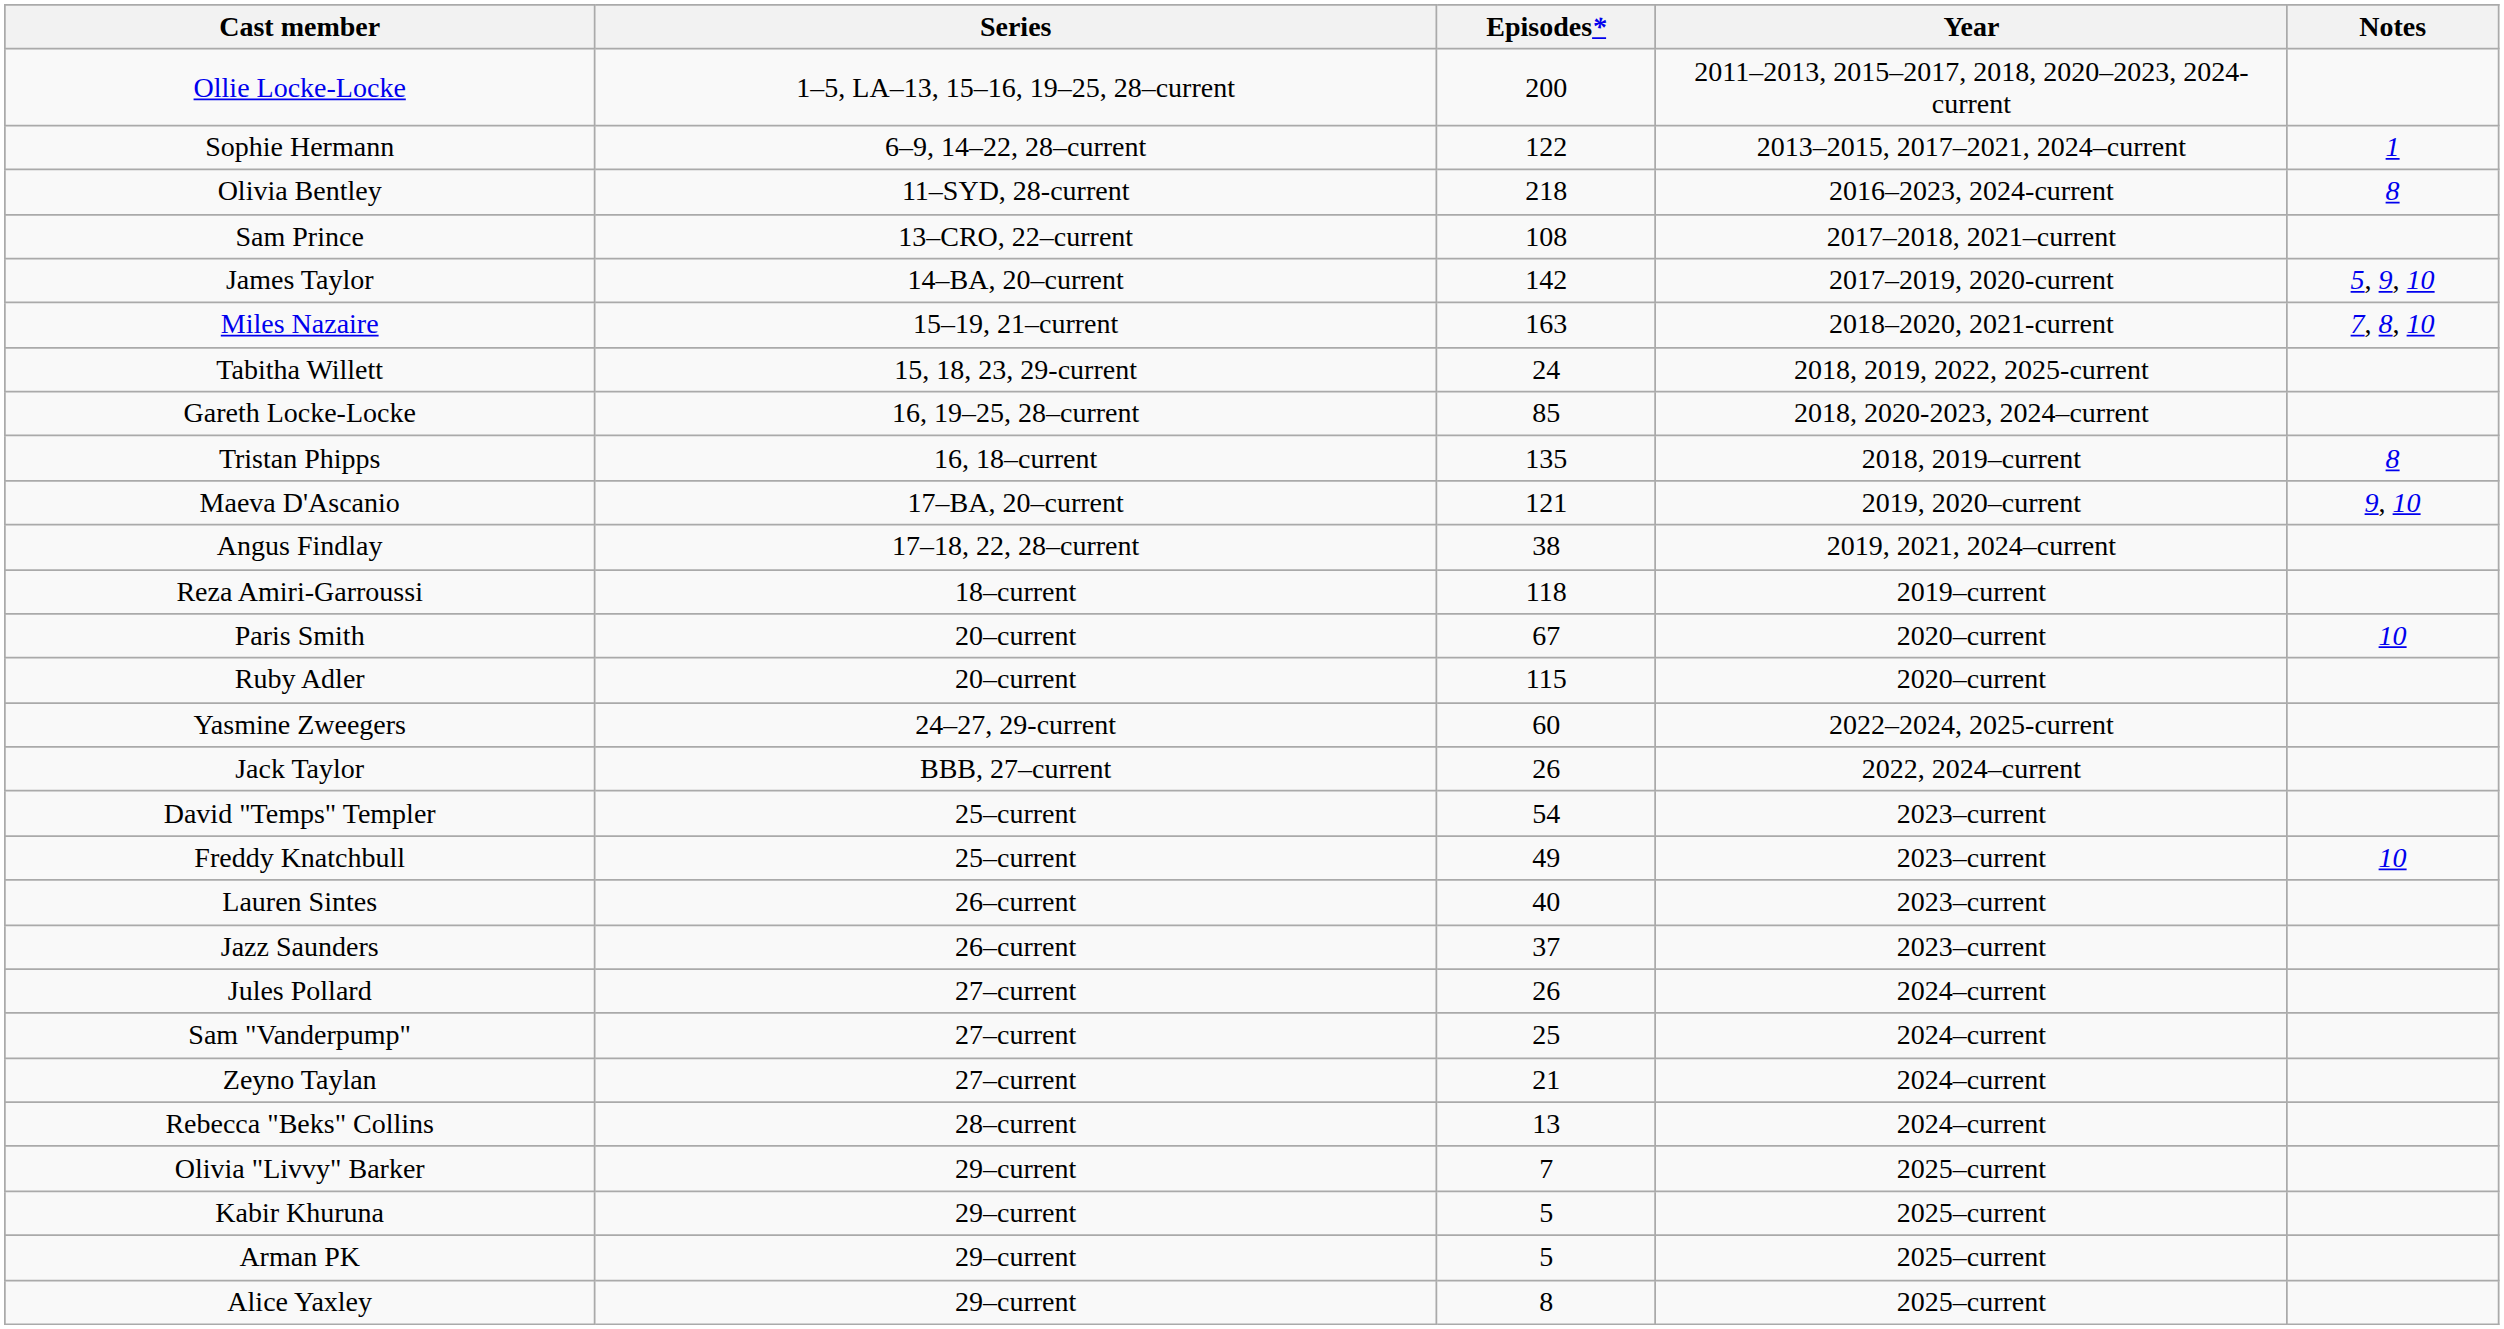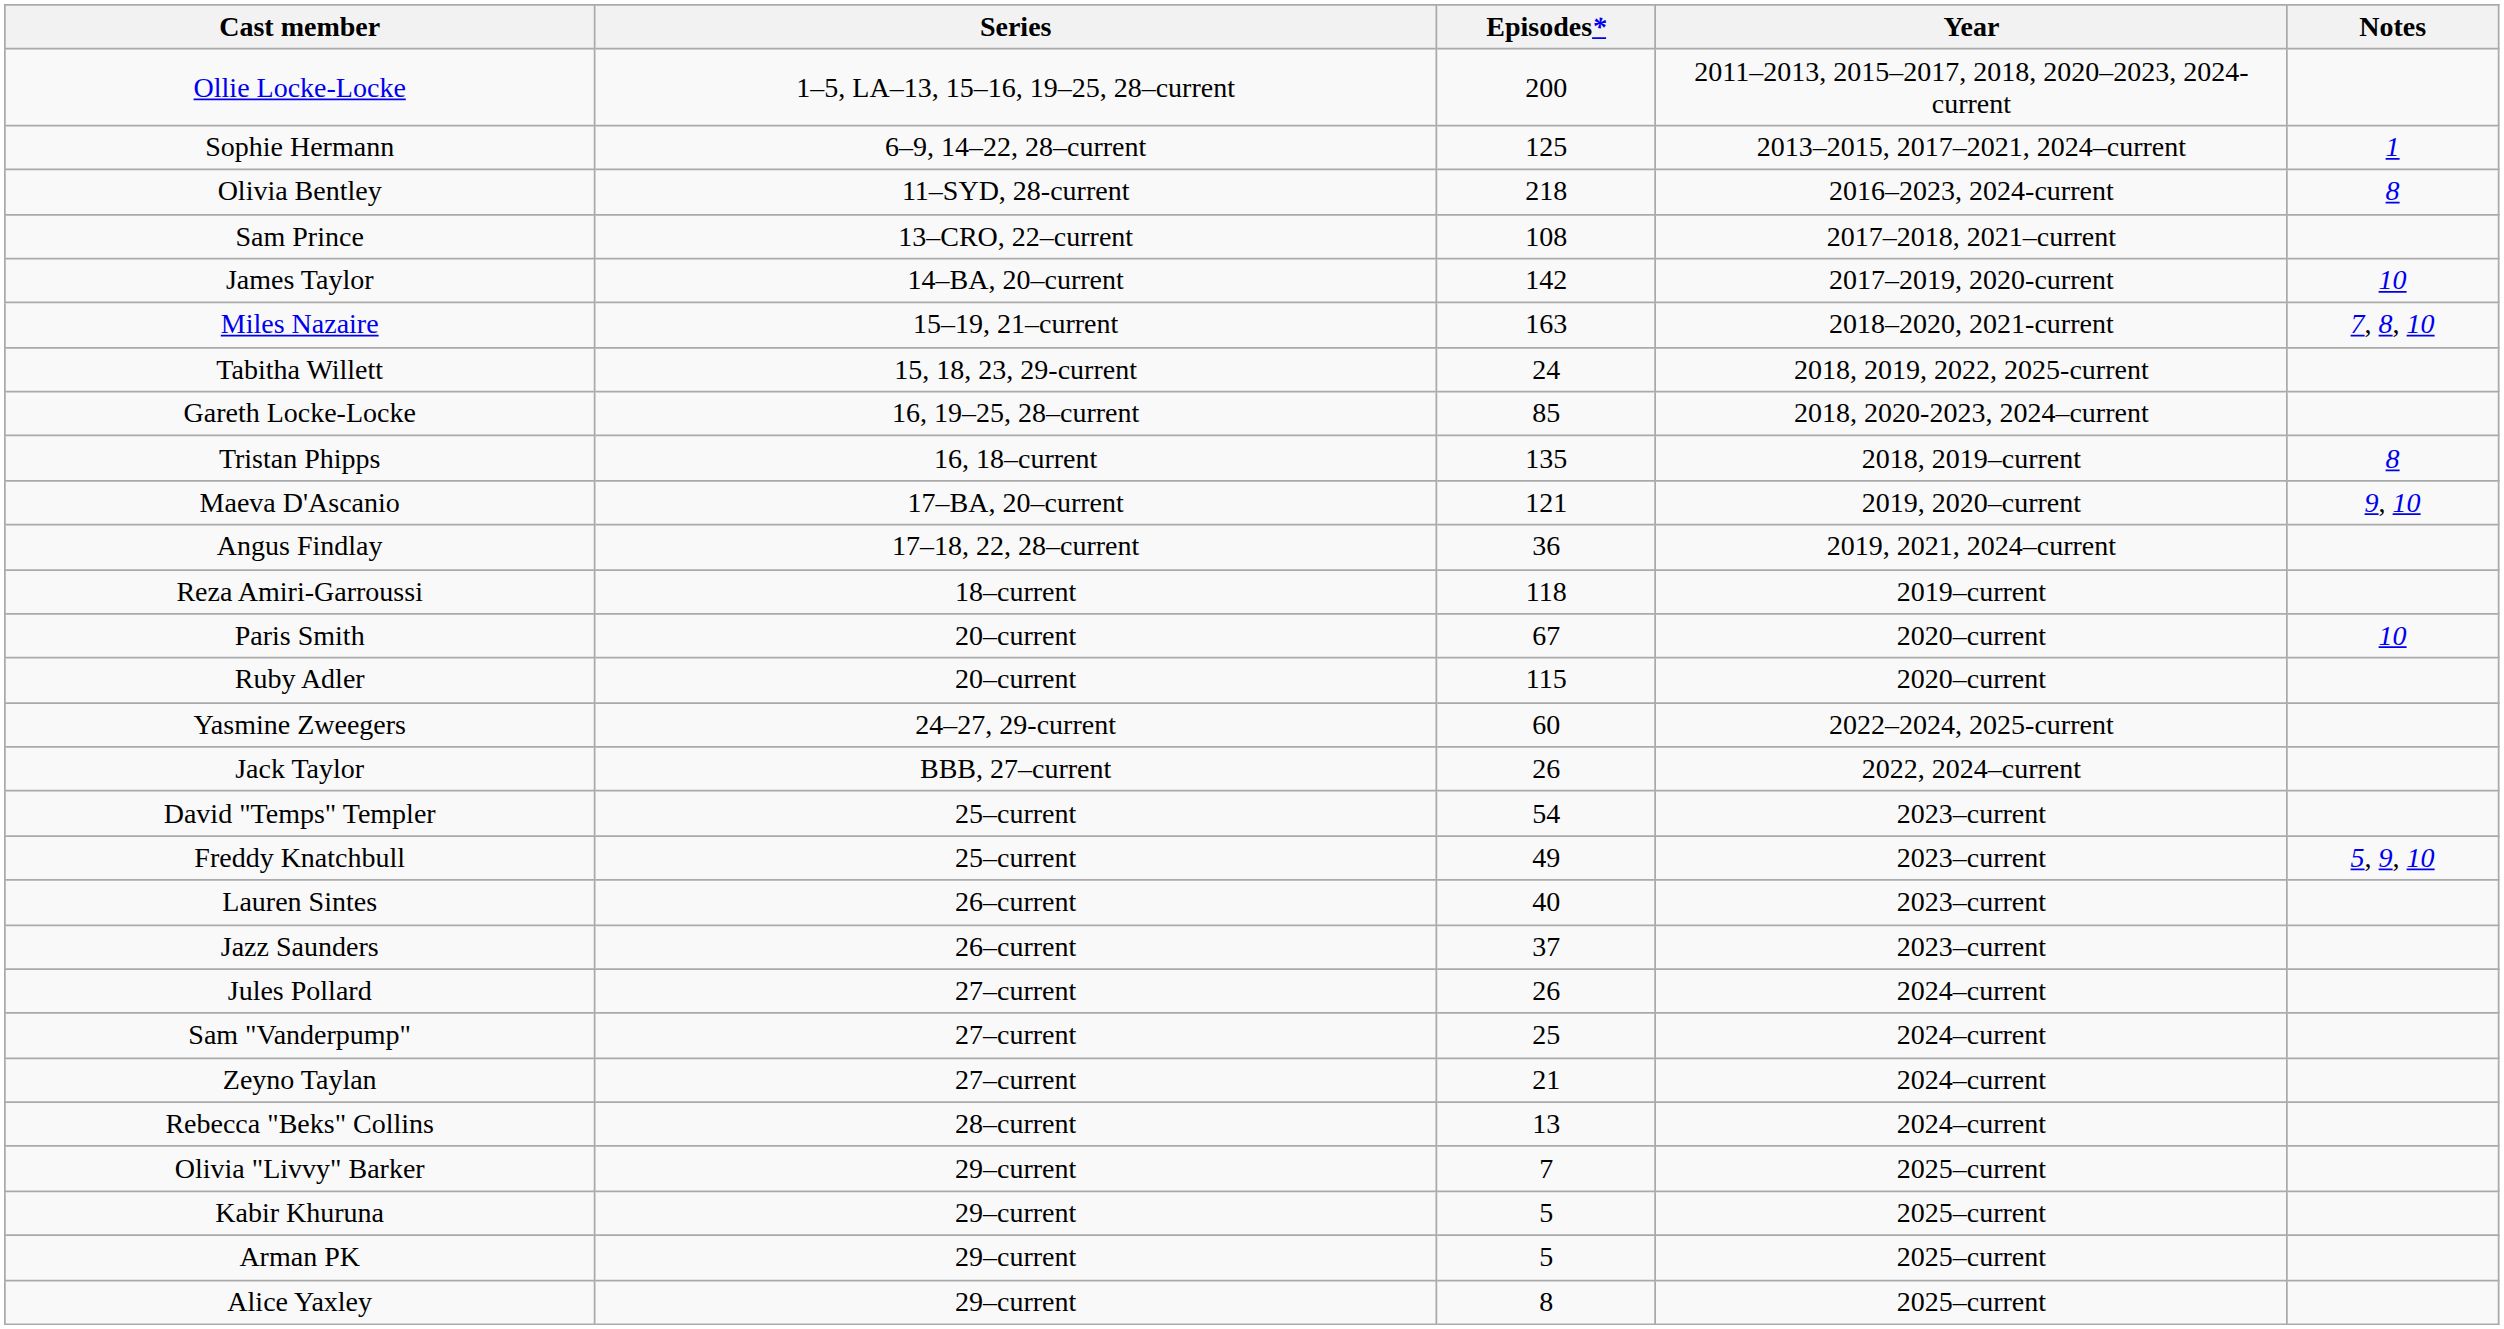(1546, 147) 122 -> (1546, 147) 125
(2393, 280) 5, 9, 10 -> (2393, 280) 10
(1546, 546) 38 -> (1546, 546) 36
(2393, 857) 10 -> (2393, 857) 5, 9, 10
